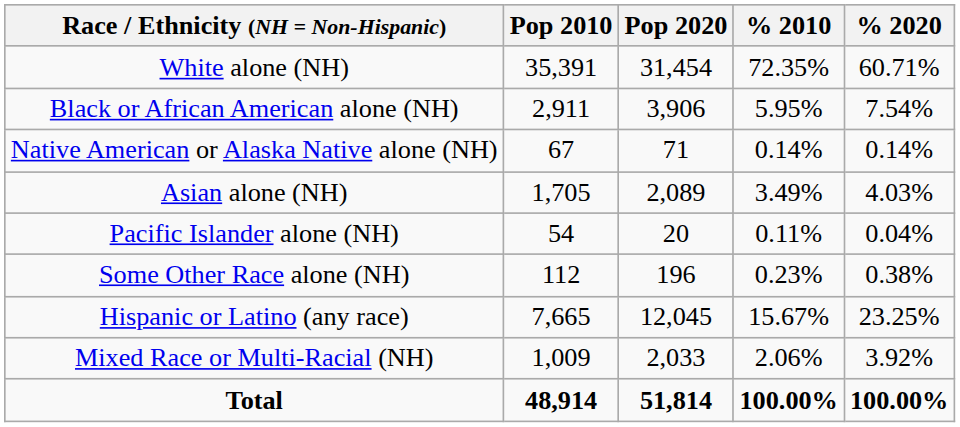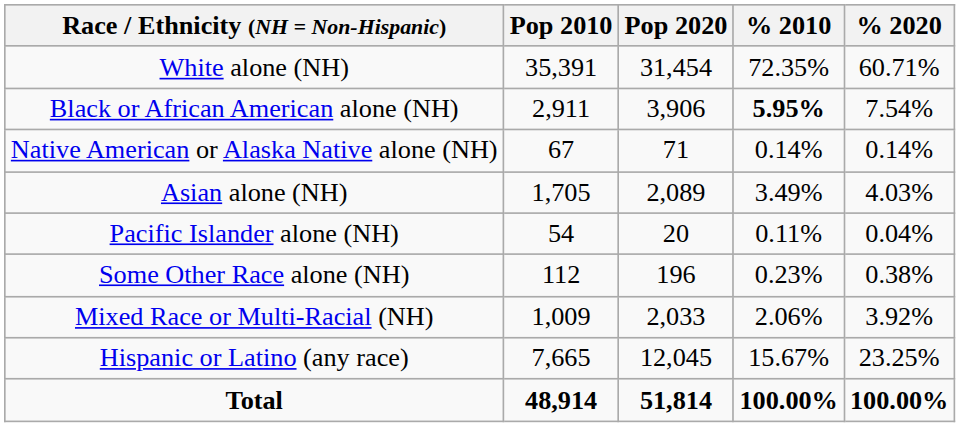(789, 108) normal -> (789, 108) bold
rows swapped: (254, 358) <-> (254, 316)
